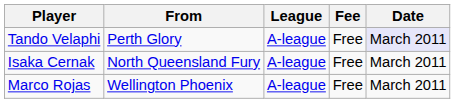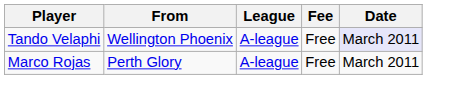(144, 39) Perth Glory -> (170, 39) Wellington Phoenix
- row: (51, 62)
(170, 86) Wellington Phoenix -> (144, 62) Perth Glory
